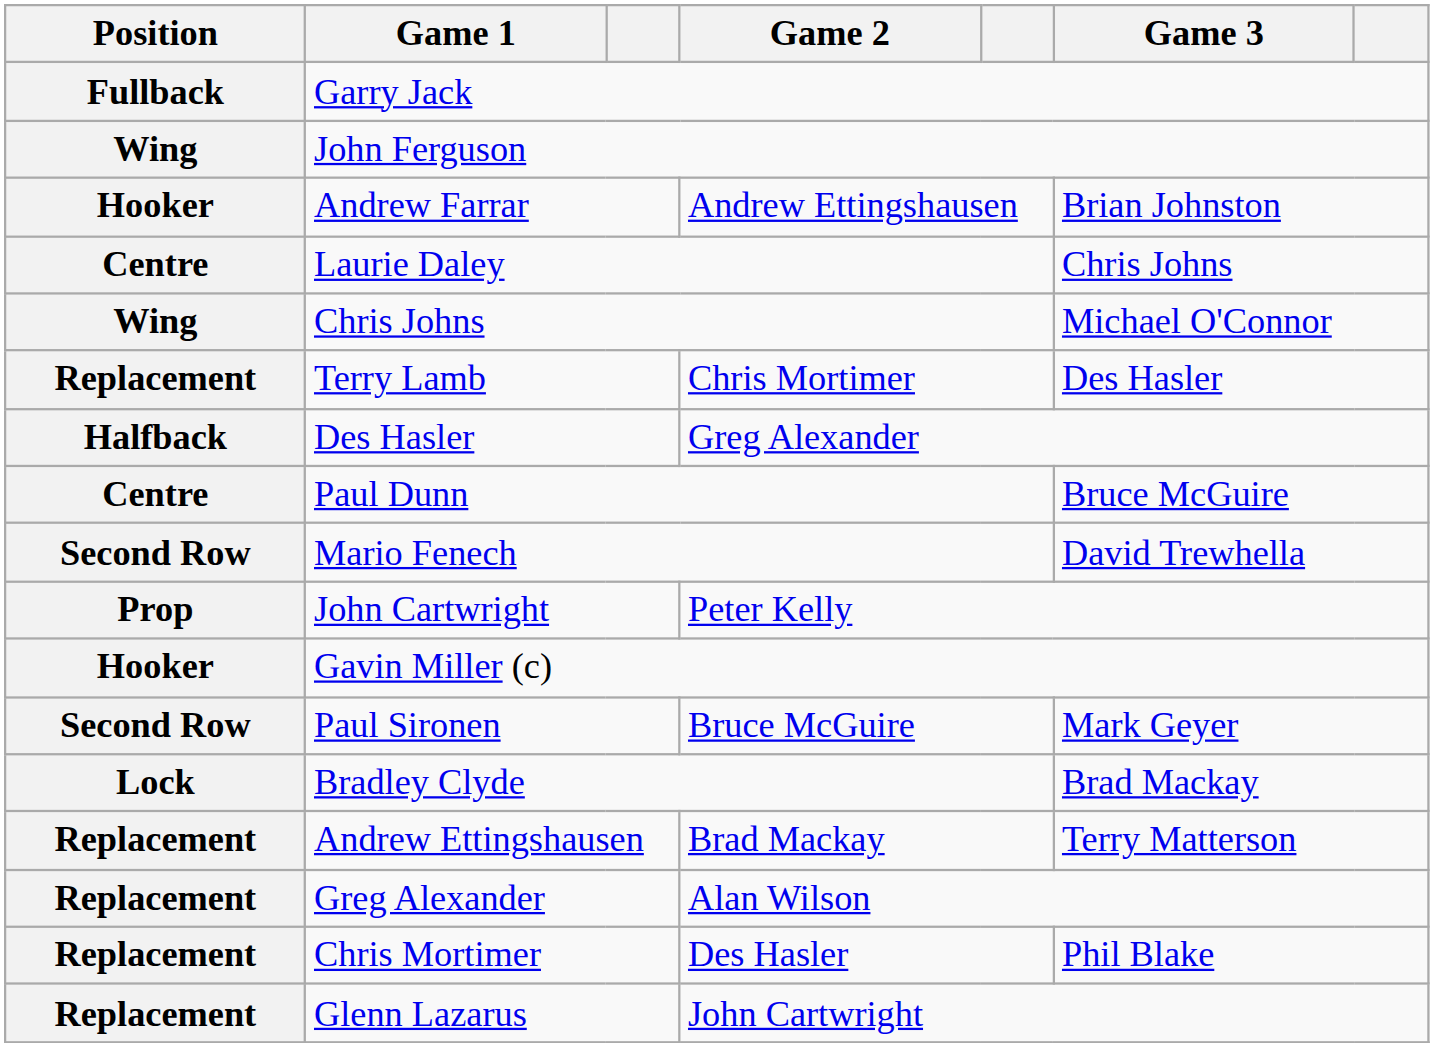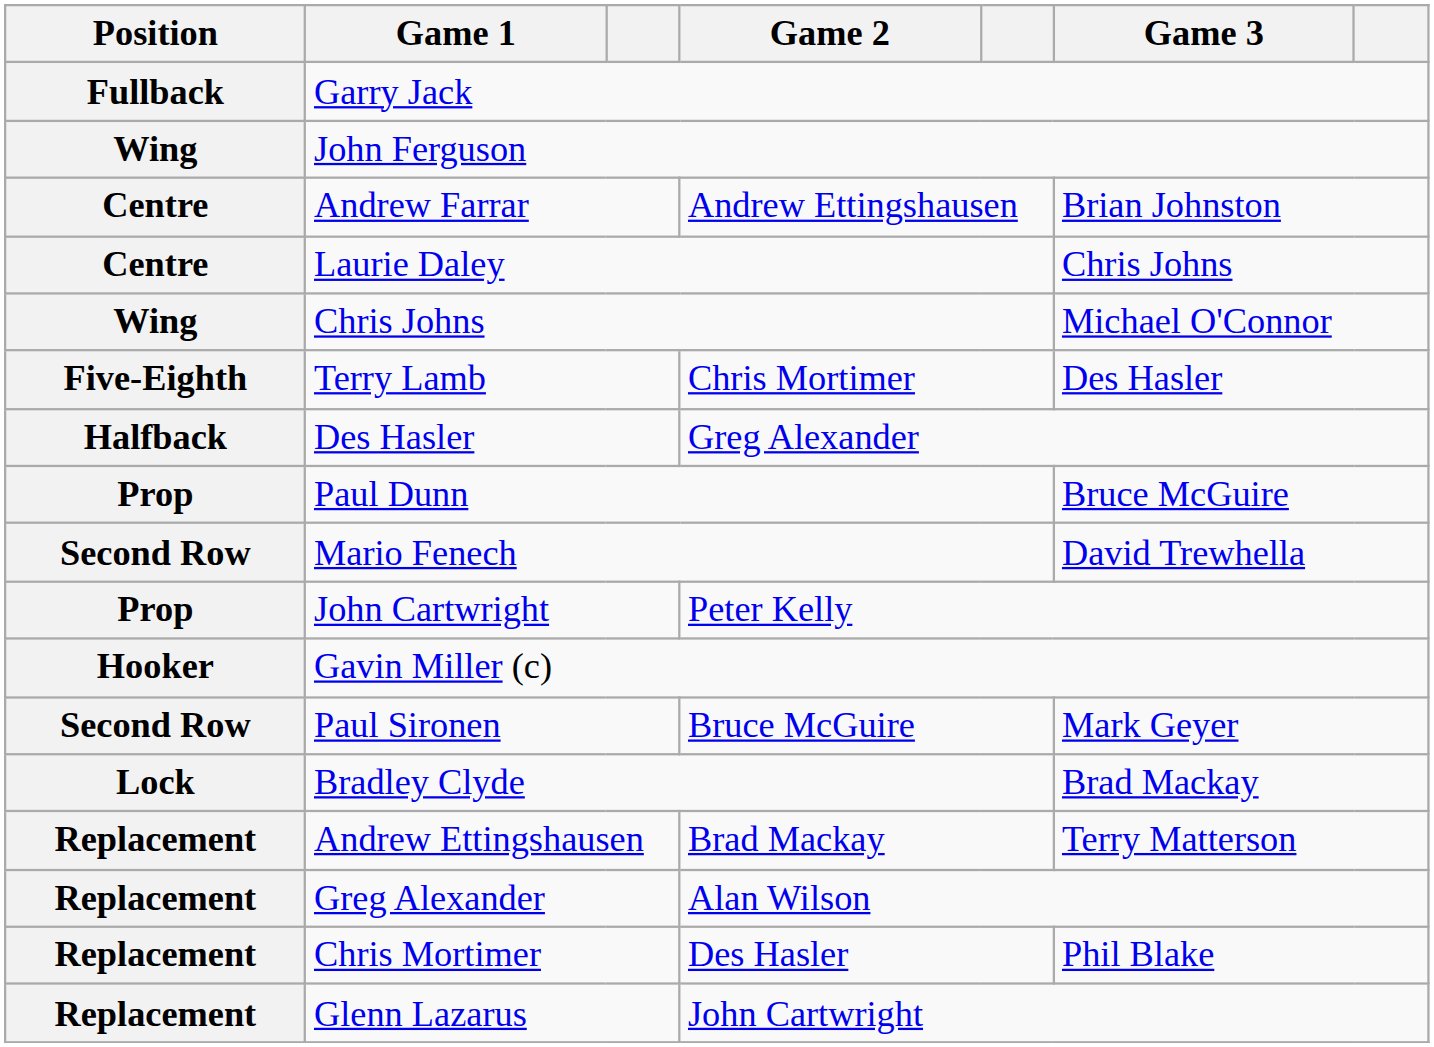(155, 206) Hooker -> (155, 206) Centre
(155, 378) Replacement -> (155, 378) Five-Eighth
(155, 494) Centre -> (155, 494) Prop
